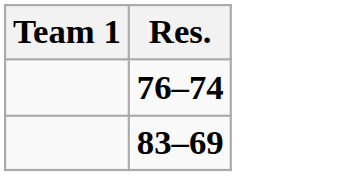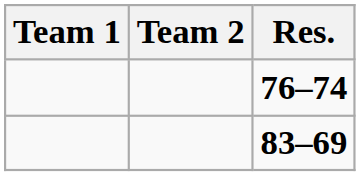+ column: (191, 32)
